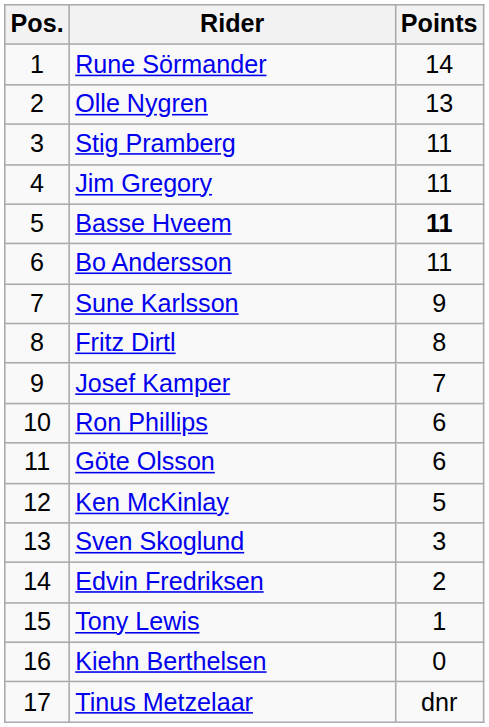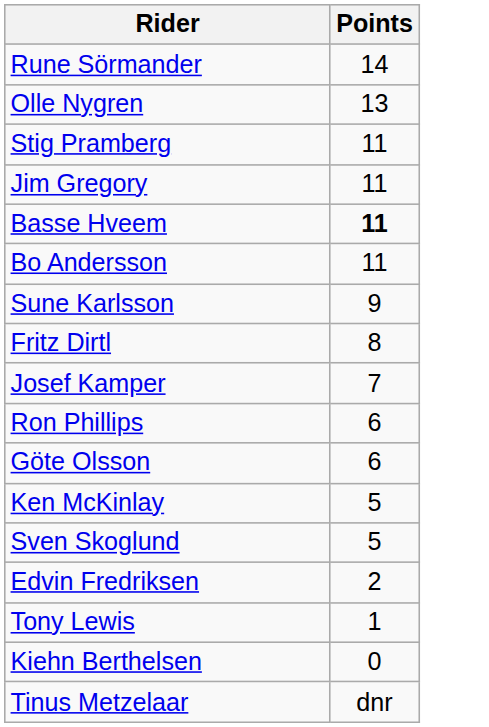- column: (37, 24)
(439, 542) 3 -> (375, 542) 5
